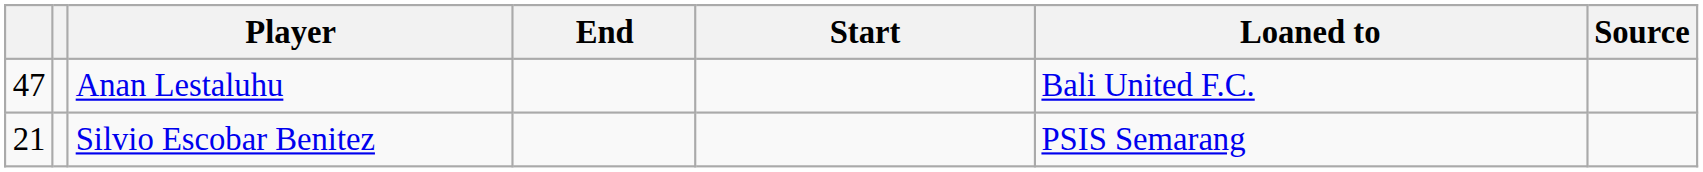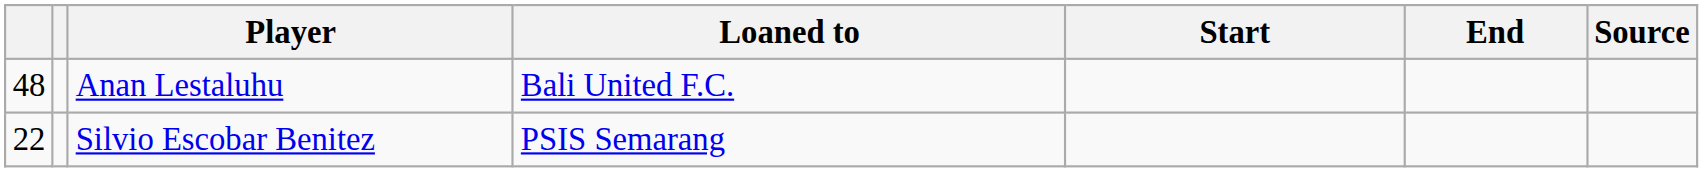columns swapped: (1310, 31) <-> (605, 31)
(29, 85) 47 -> (29, 85) 48
(29, 139) 21 -> (29, 139) 22
